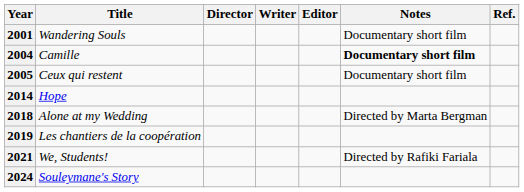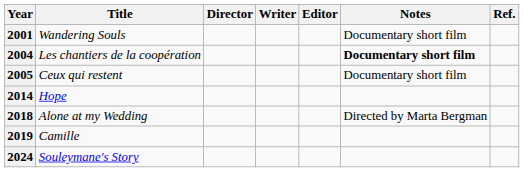(59, 55) Camille -> (120, 55) Les chantiers de la coopération
(120, 136) Les chantiers de la coopération -> (59, 136) Camille
- row: (20, 156)
